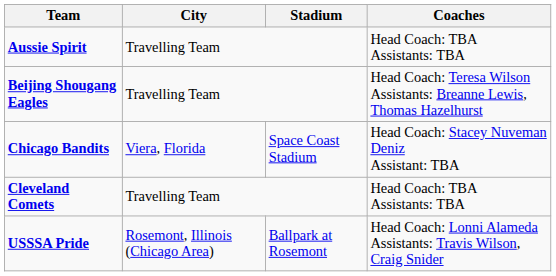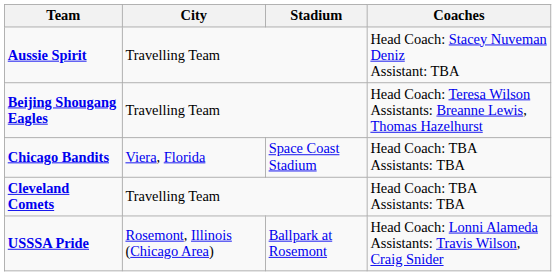(424, 46) Head Coach: TBA Assistants: TBA -> (459, 54) Head Coach: Stacey Nuveman Deniz Assistant: TBA
(459, 149) Head Coach: Stacey Nuveman Deniz Assistant: TBA -> (424, 157) Head Coach: TBA Assistants: TBA
